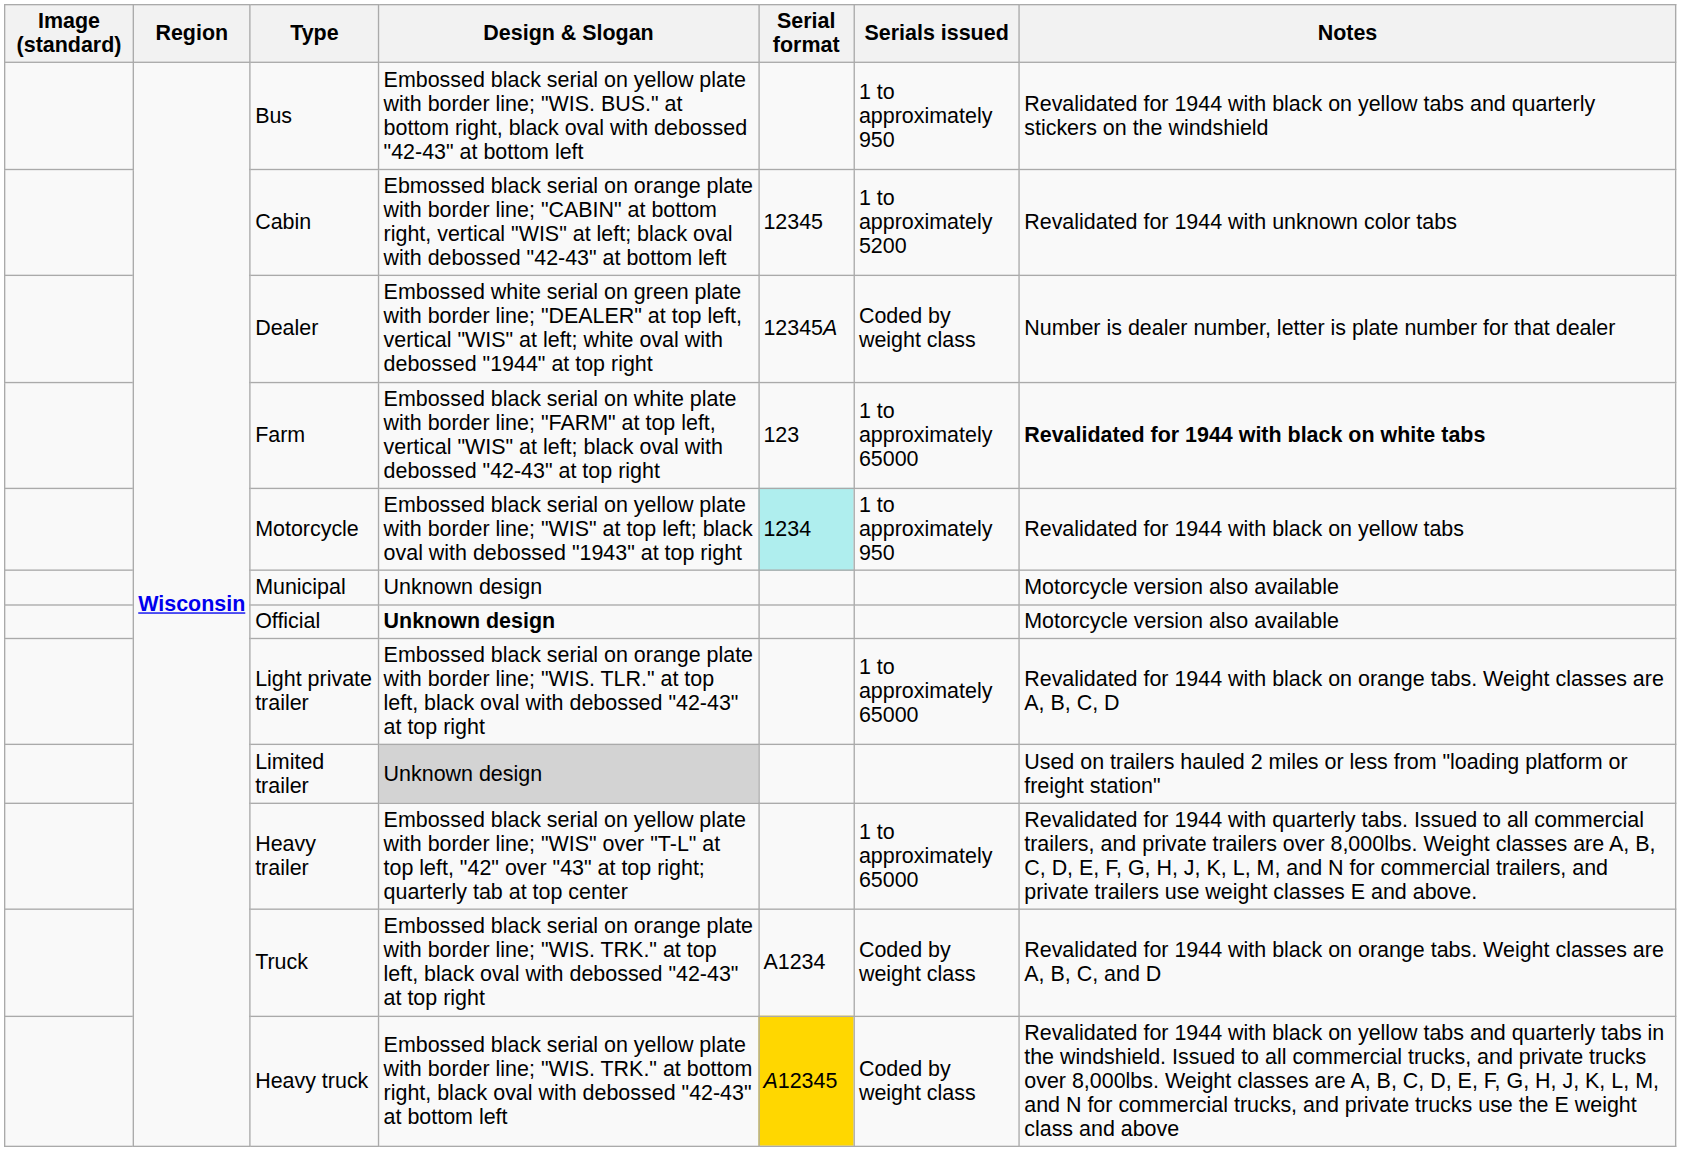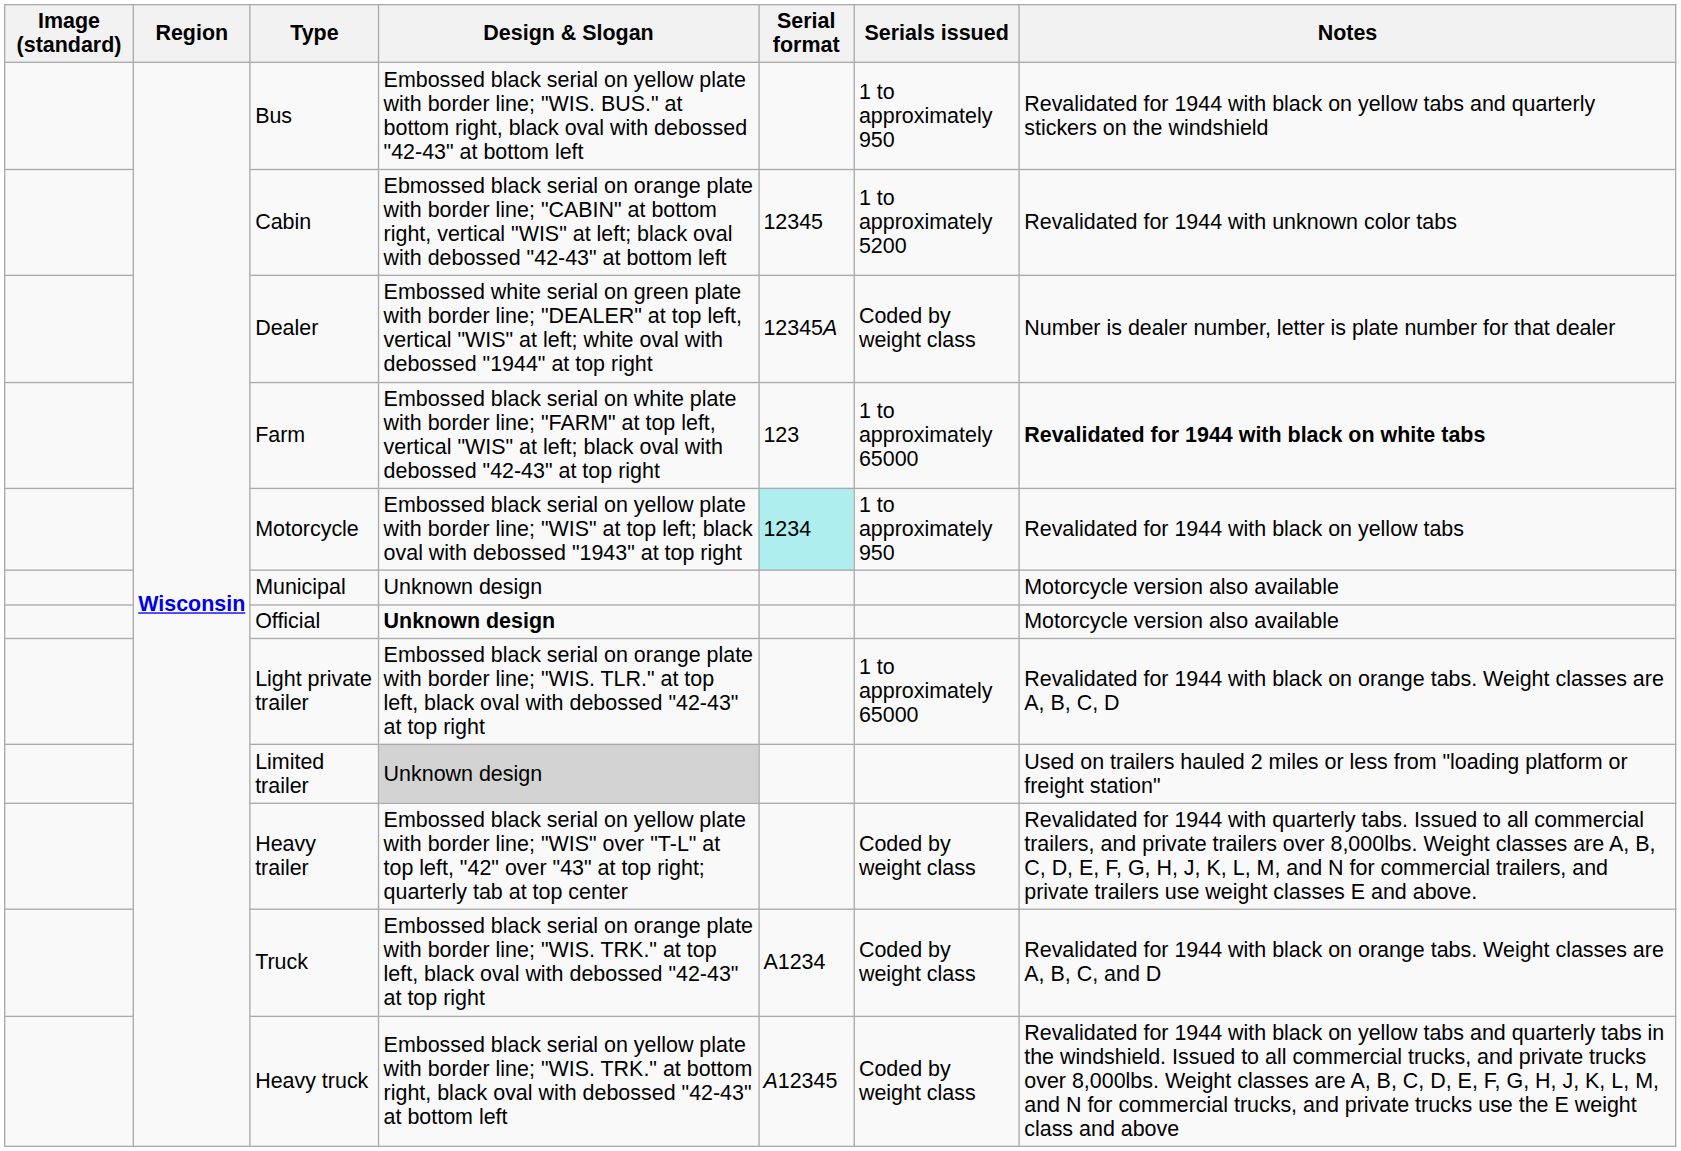(926, 855) 1 to approximately 65000 -> (917, 855) Coded by weight class
(800, 1080) gold background -> (800, 1080) no background
